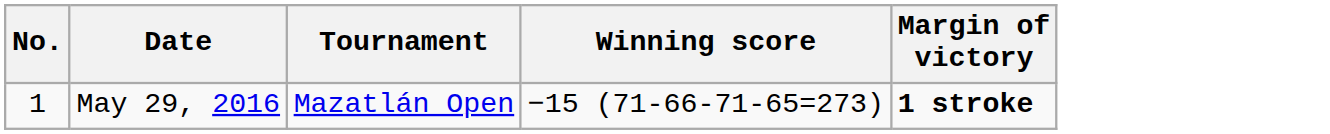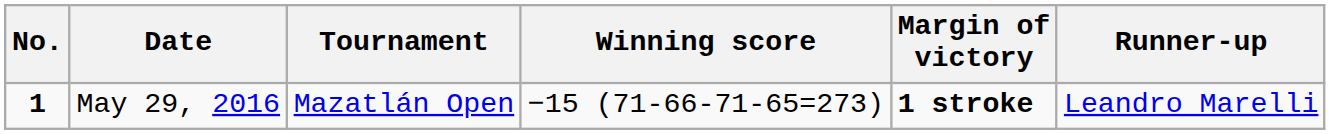+ column: (1191, 44)
(37, 106) normal -> (37, 106) bold
